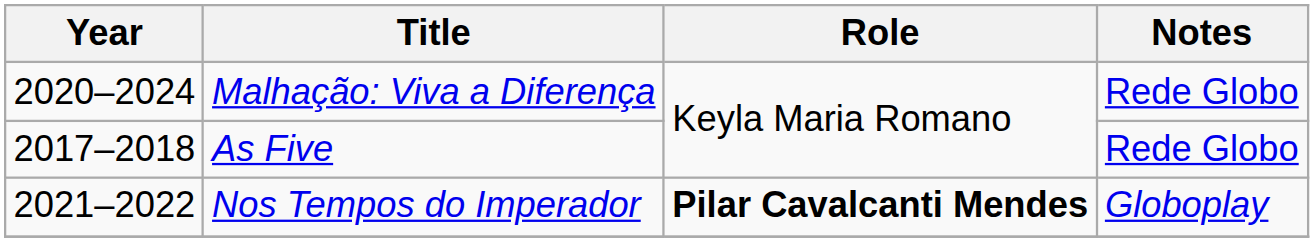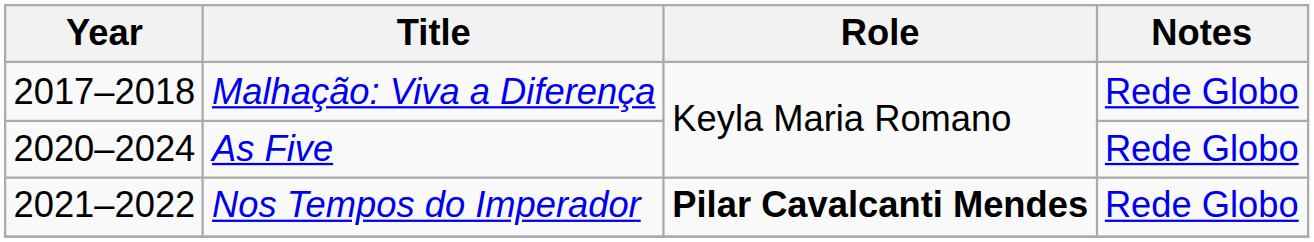(104, 90) 2020–2024 -> (104, 90) 2017–2018
(104, 148) 2017–2018 -> (104, 148) 2020–2024
(1187, 206) Globoplay -> (1202, 206) Rede Globo
